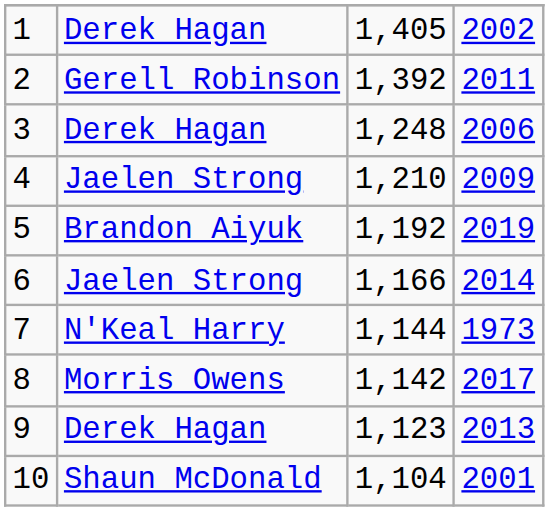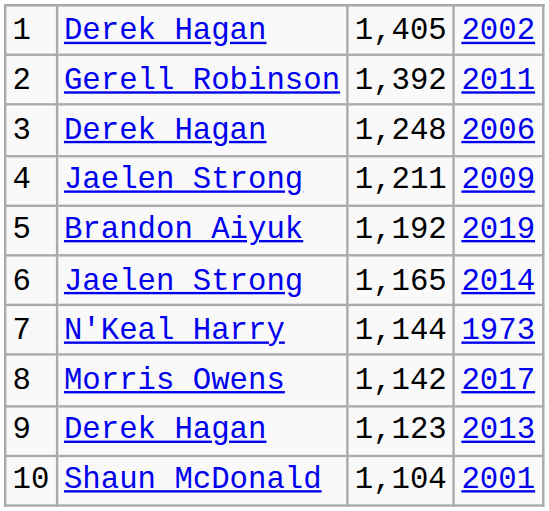(401, 180) 1,210 -> (401, 180) 1,211
(401, 280) 1,166 -> (401, 280) 1,165
